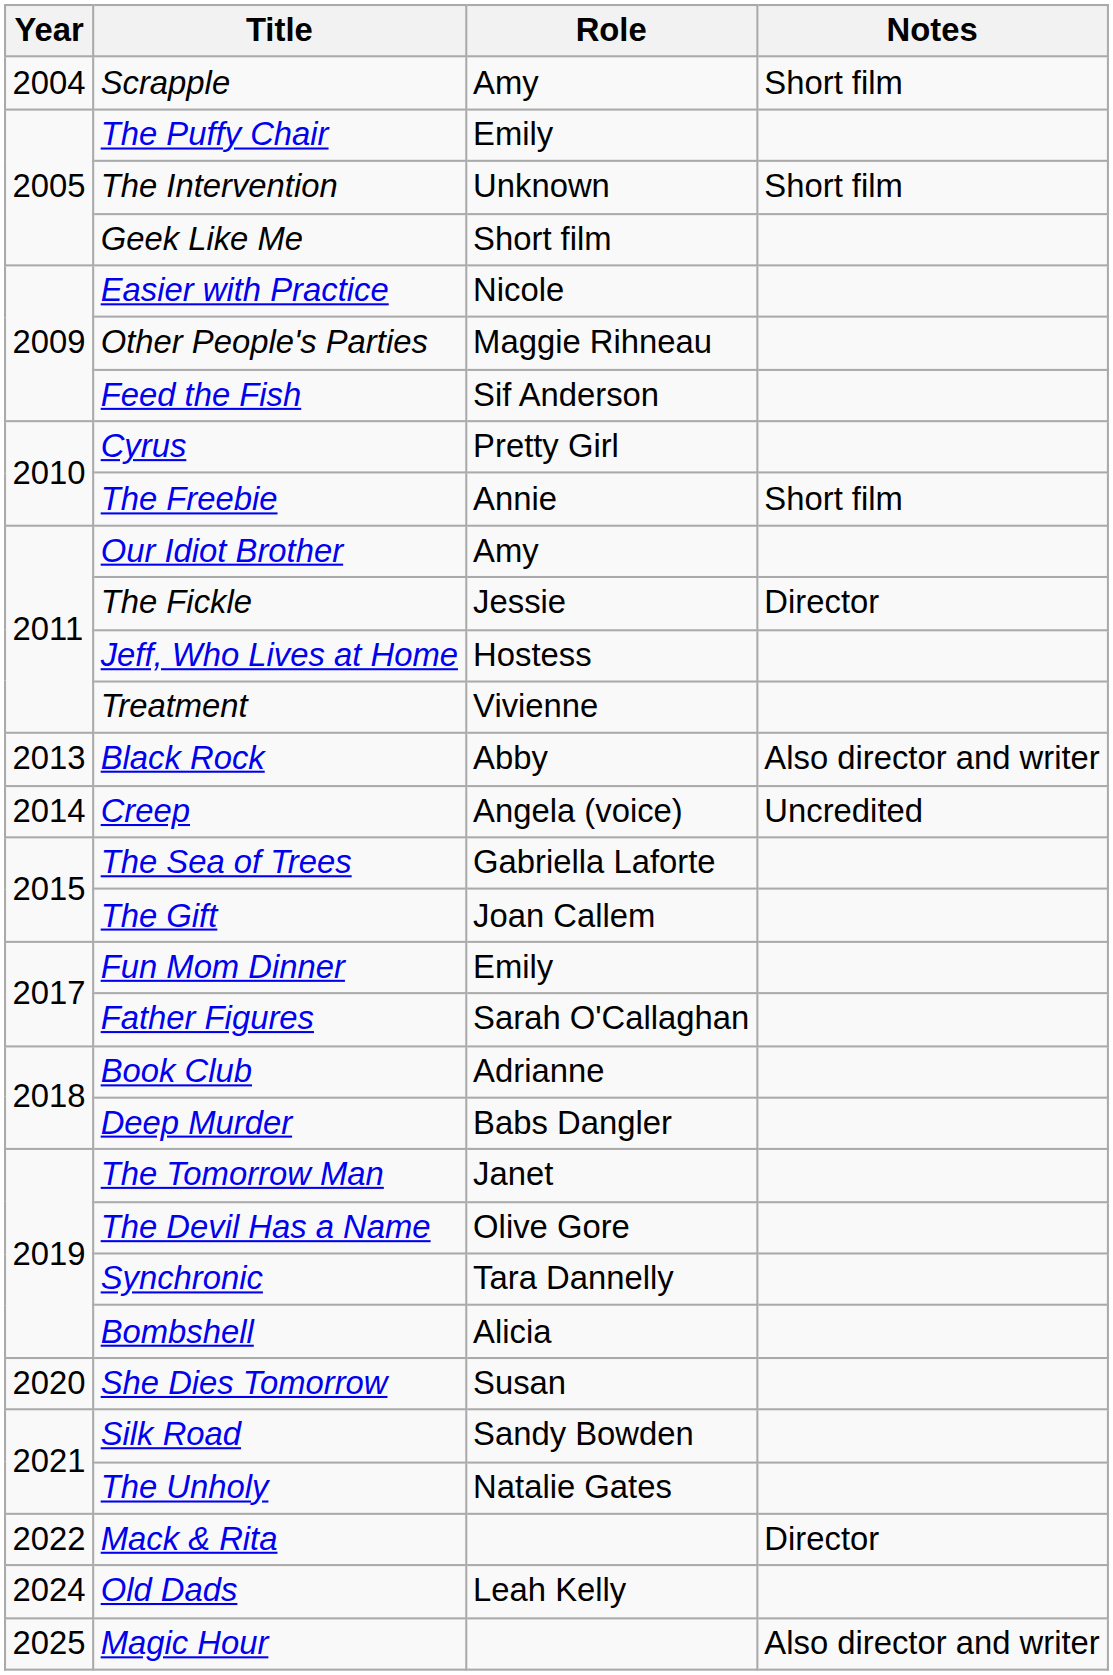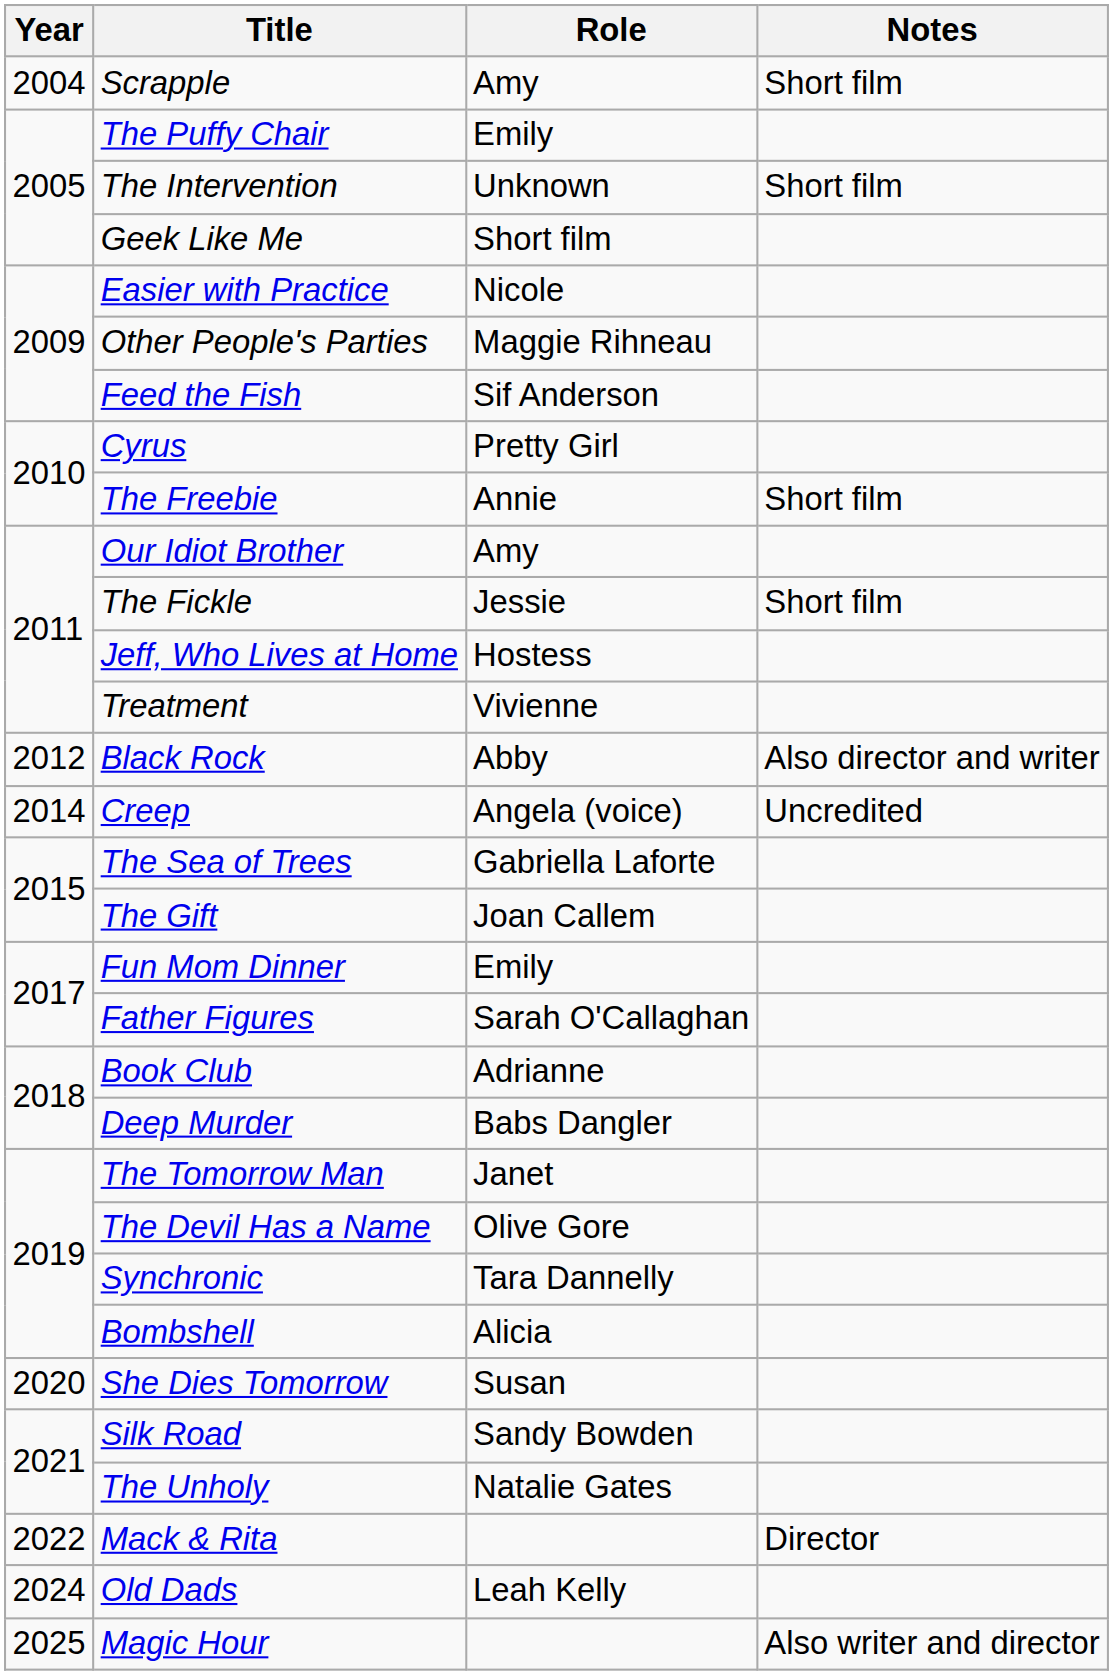(822, 602) Director -> (834, 602) Short film
(49, 758) 2013 -> (49, 758) 2012
(932, 1643) Also director and writer -> (932, 1643) Also writer and director
